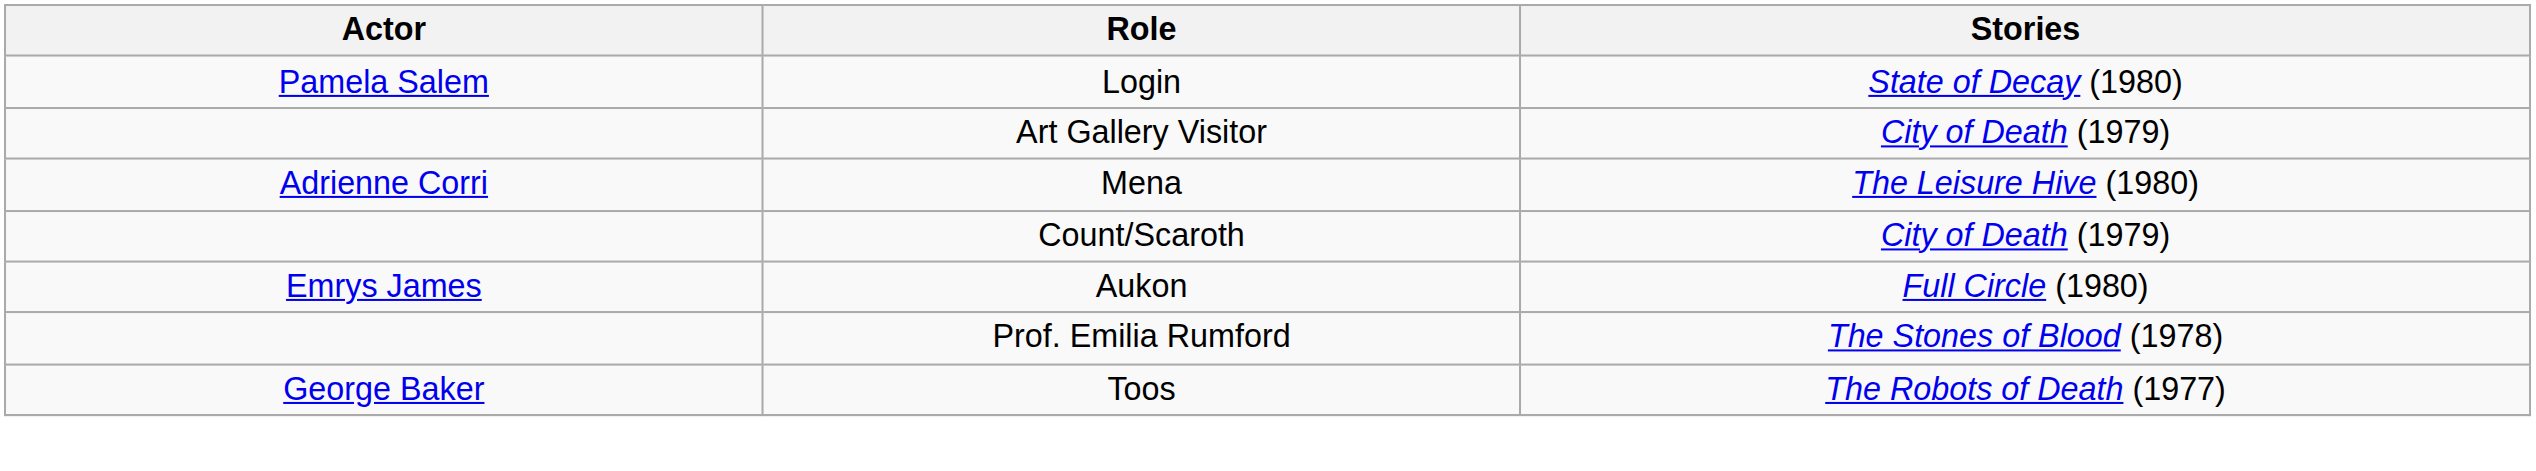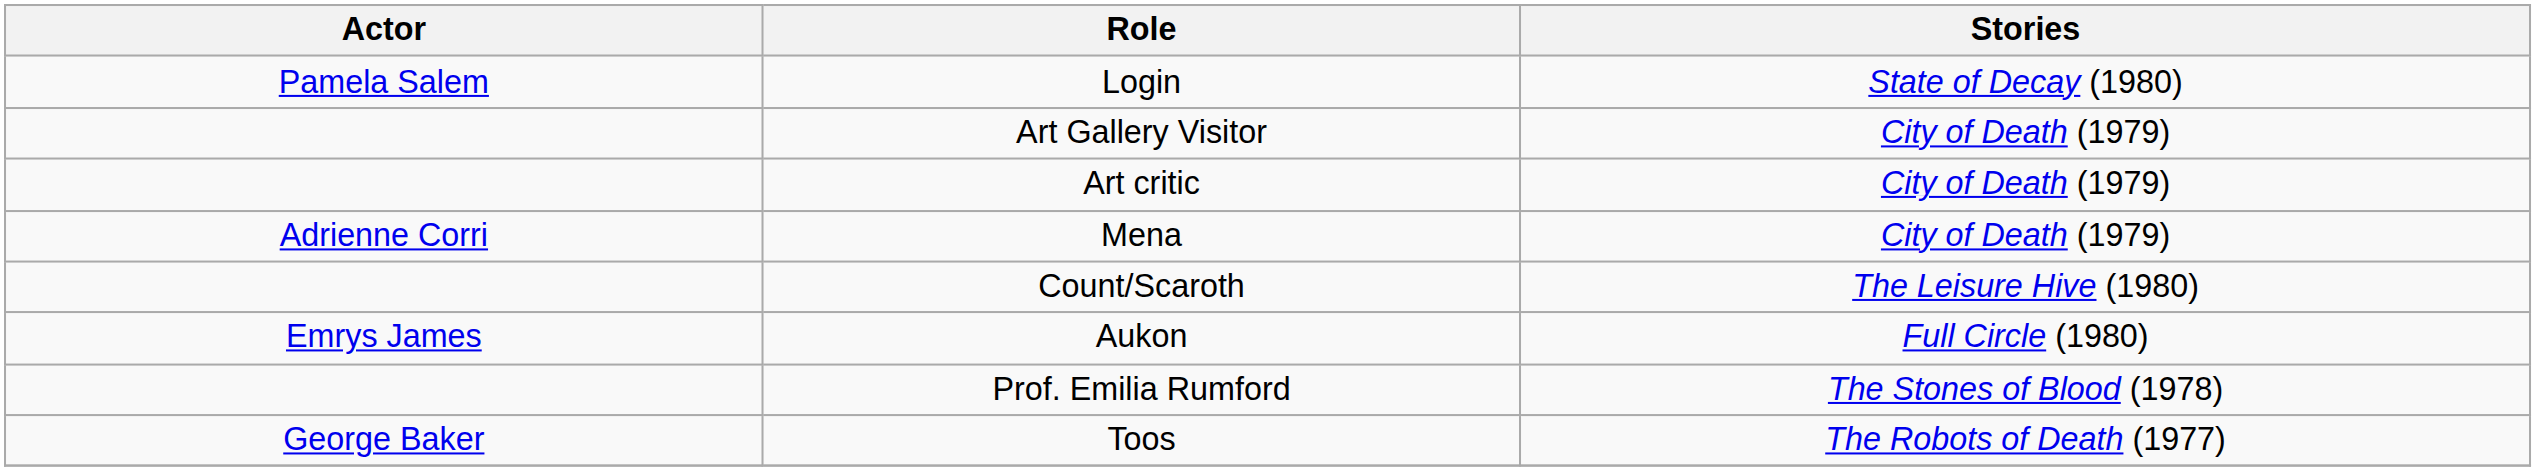+ row: (1142, 183)
(2026, 183) The Leisure Hive (1980) -> (2026, 235) City of Death (1979)
(2026, 235) City of Death (1979) -> (2026, 286) The Leisure Hive (1980)
